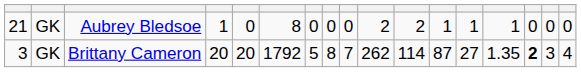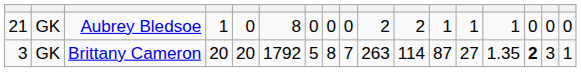(376, 53) 262 -> (376, 53) 263
(568, 53) 4 -> (568, 53) 1
